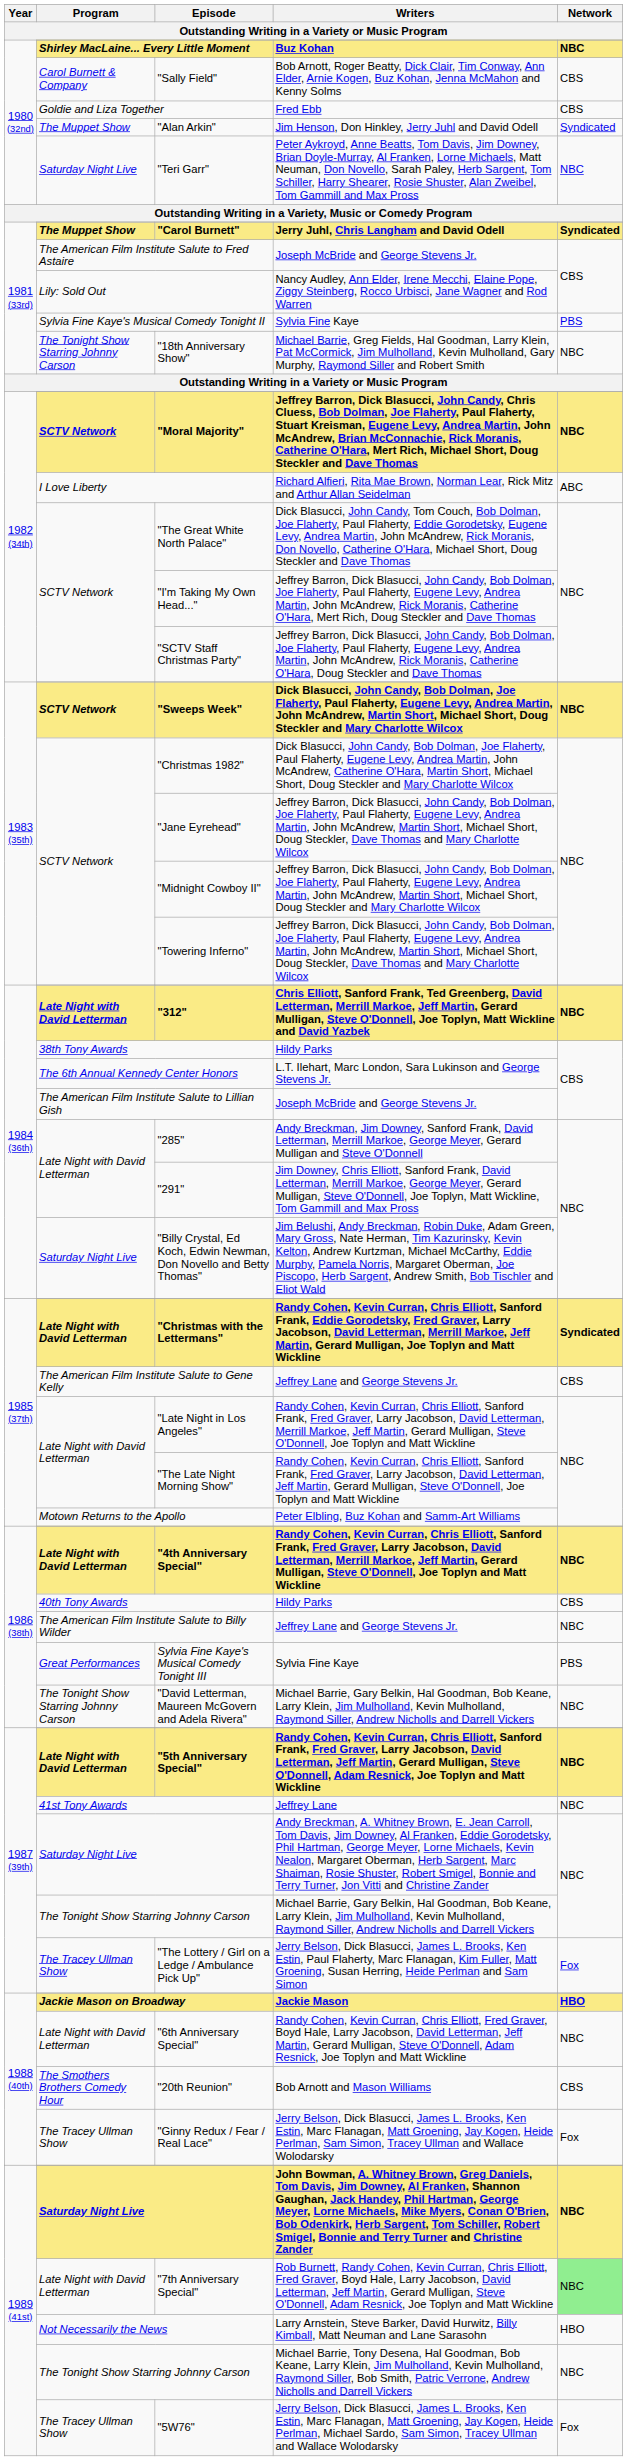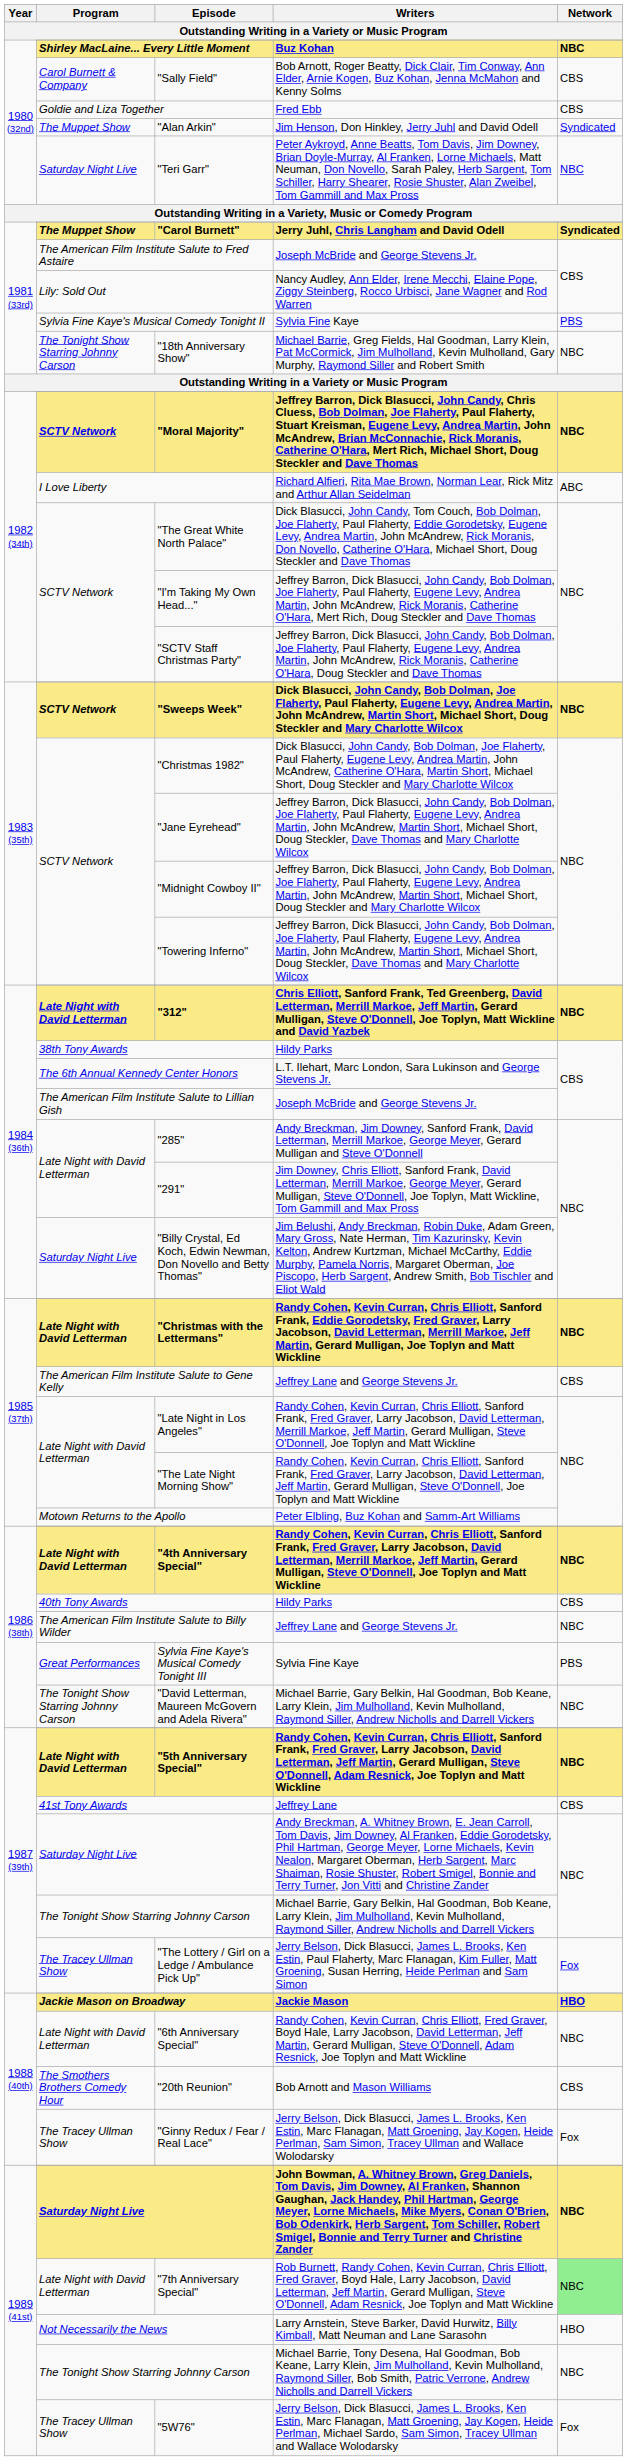(590, 1332) Syndicated -> (572, 1332) NBC
(572, 1805) NBC -> (572, 1805) CBS
